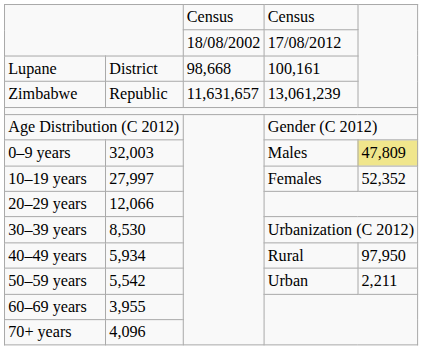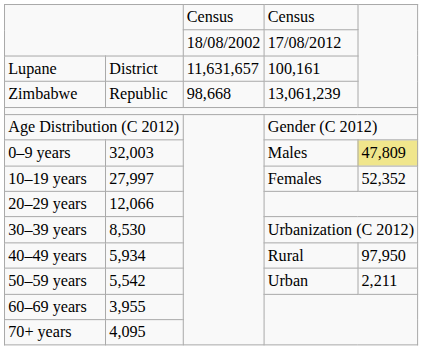(209, 68) 98,668 -> (223, 68) 11,631,657
(223, 94) 11,631,657 -> (209, 94) 98,668
(128, 332) 4,096 -> (128, 332) 4,095
